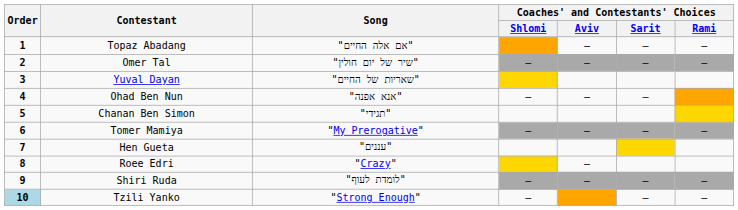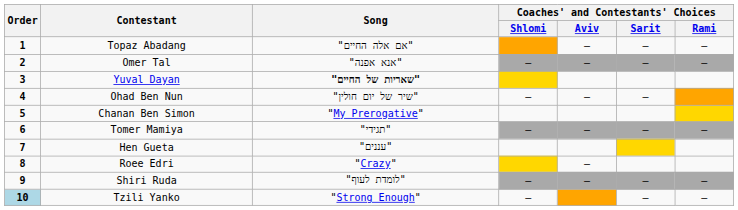(376, 62) "שיר של יום חולין" -> (376, 62) "אנא אפנה"
(376, 79) normal -> (376, 79) bold
(376, 96) "אנא אפנה" -> (376, 96) "שיר של יום חולין"
(376, 114) "תגידי" -> (376, 114) "My Prerogative"
(376, 131) "My Prerogative" -> (376, 130) "תגידי"
